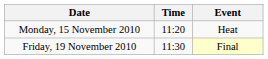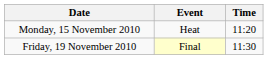columns swapped: (173, 12) <-> (228, 12)
